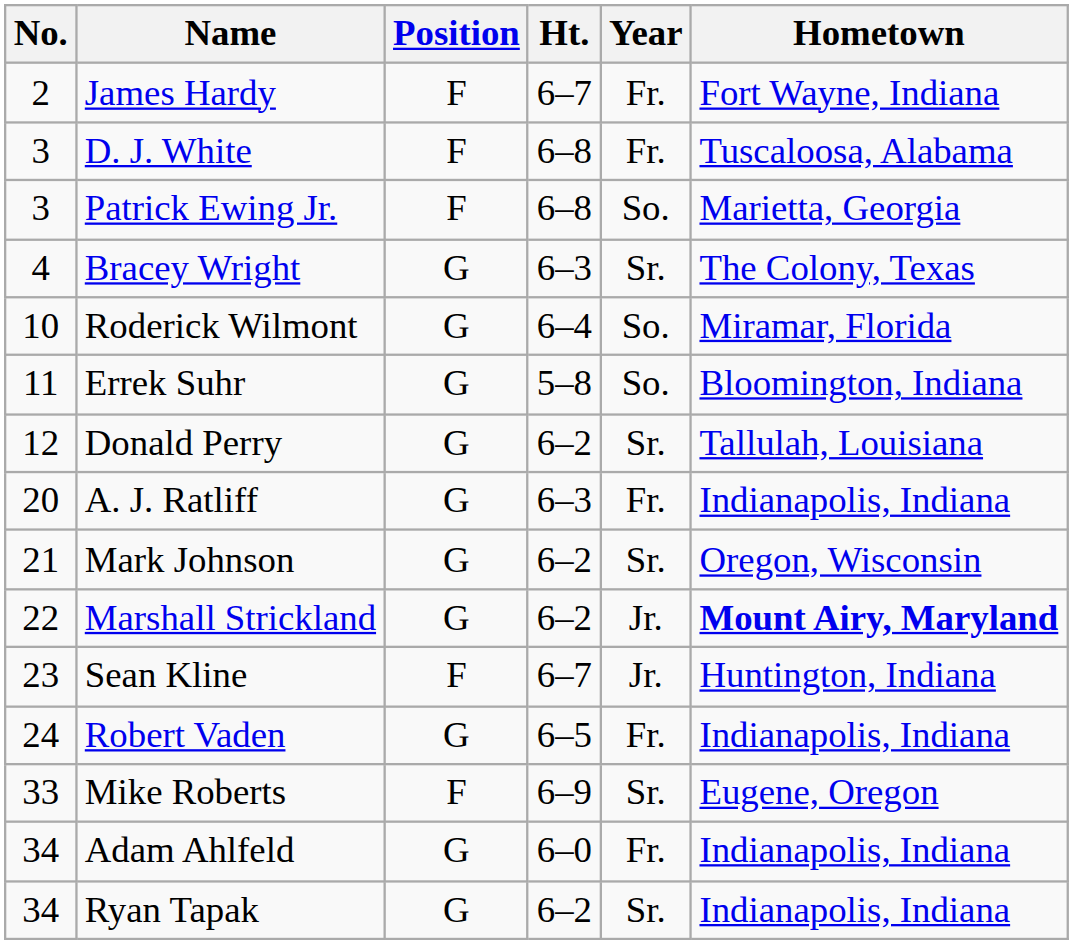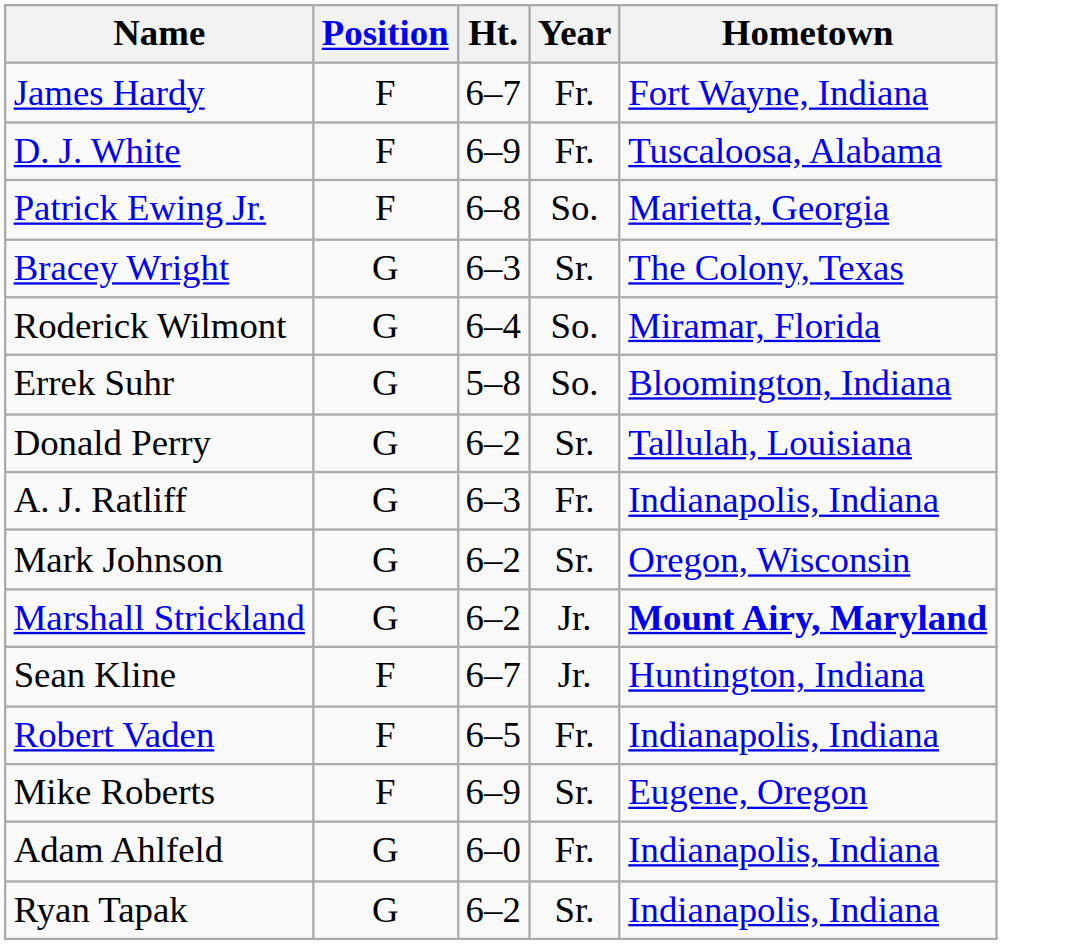- column: (41, 33)
(564, 150) 6–8 -> (493, 150) 6–9
(456, 734) G -> (385, 734) F
